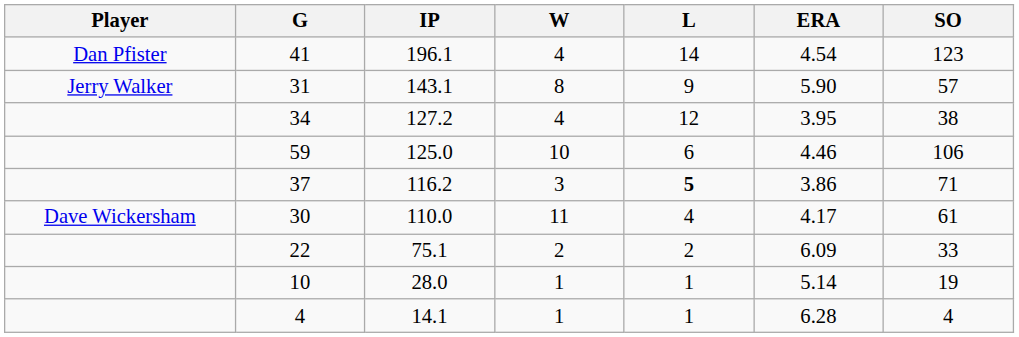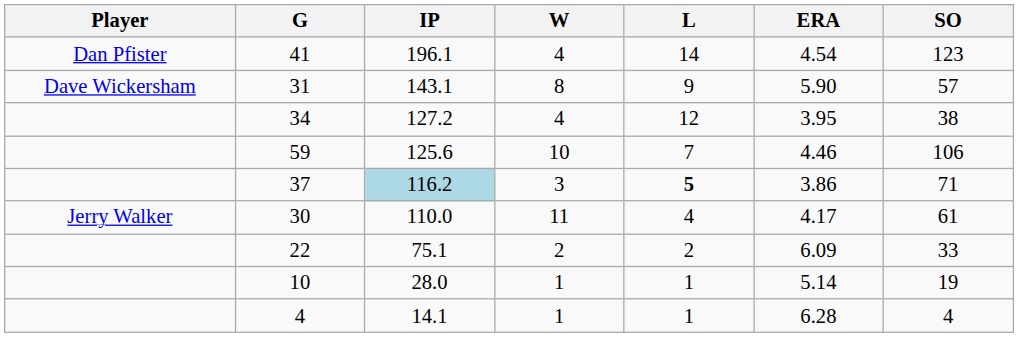(120, 86) Jerry Walker -> (120, 86) Dave Wickersham
(430, 151) 125.0 -> (430, 151) 125.6
(689, 151) 6 -> (689, 151) 7
(430, 184) no background -> (430, 184) lightblue background
(120, 217) Dave Wickersham -> (120, 217) Jerry Walker
